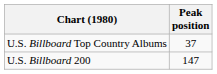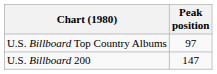(191, 43) 37 -> (191, 43) 97
